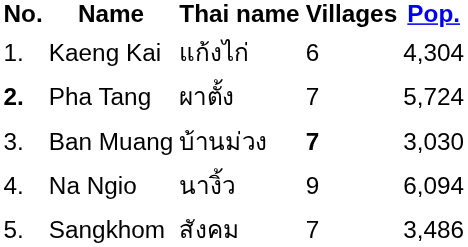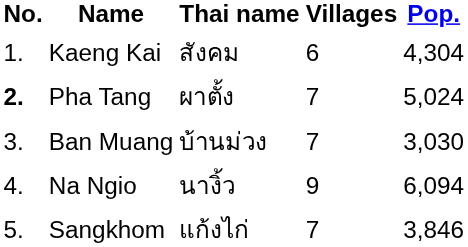(214, 53) แก้งไก่ -> (210, 53) สังคม
(434, 96) 5,724 -> (434, 96) 5,024
(312, 140) bold -> (312, 140) normal
(210, 229) สังคม -> (214, 229) แก้งไก่
(434, 229) 3,486 -> (434, 229) 3,846
